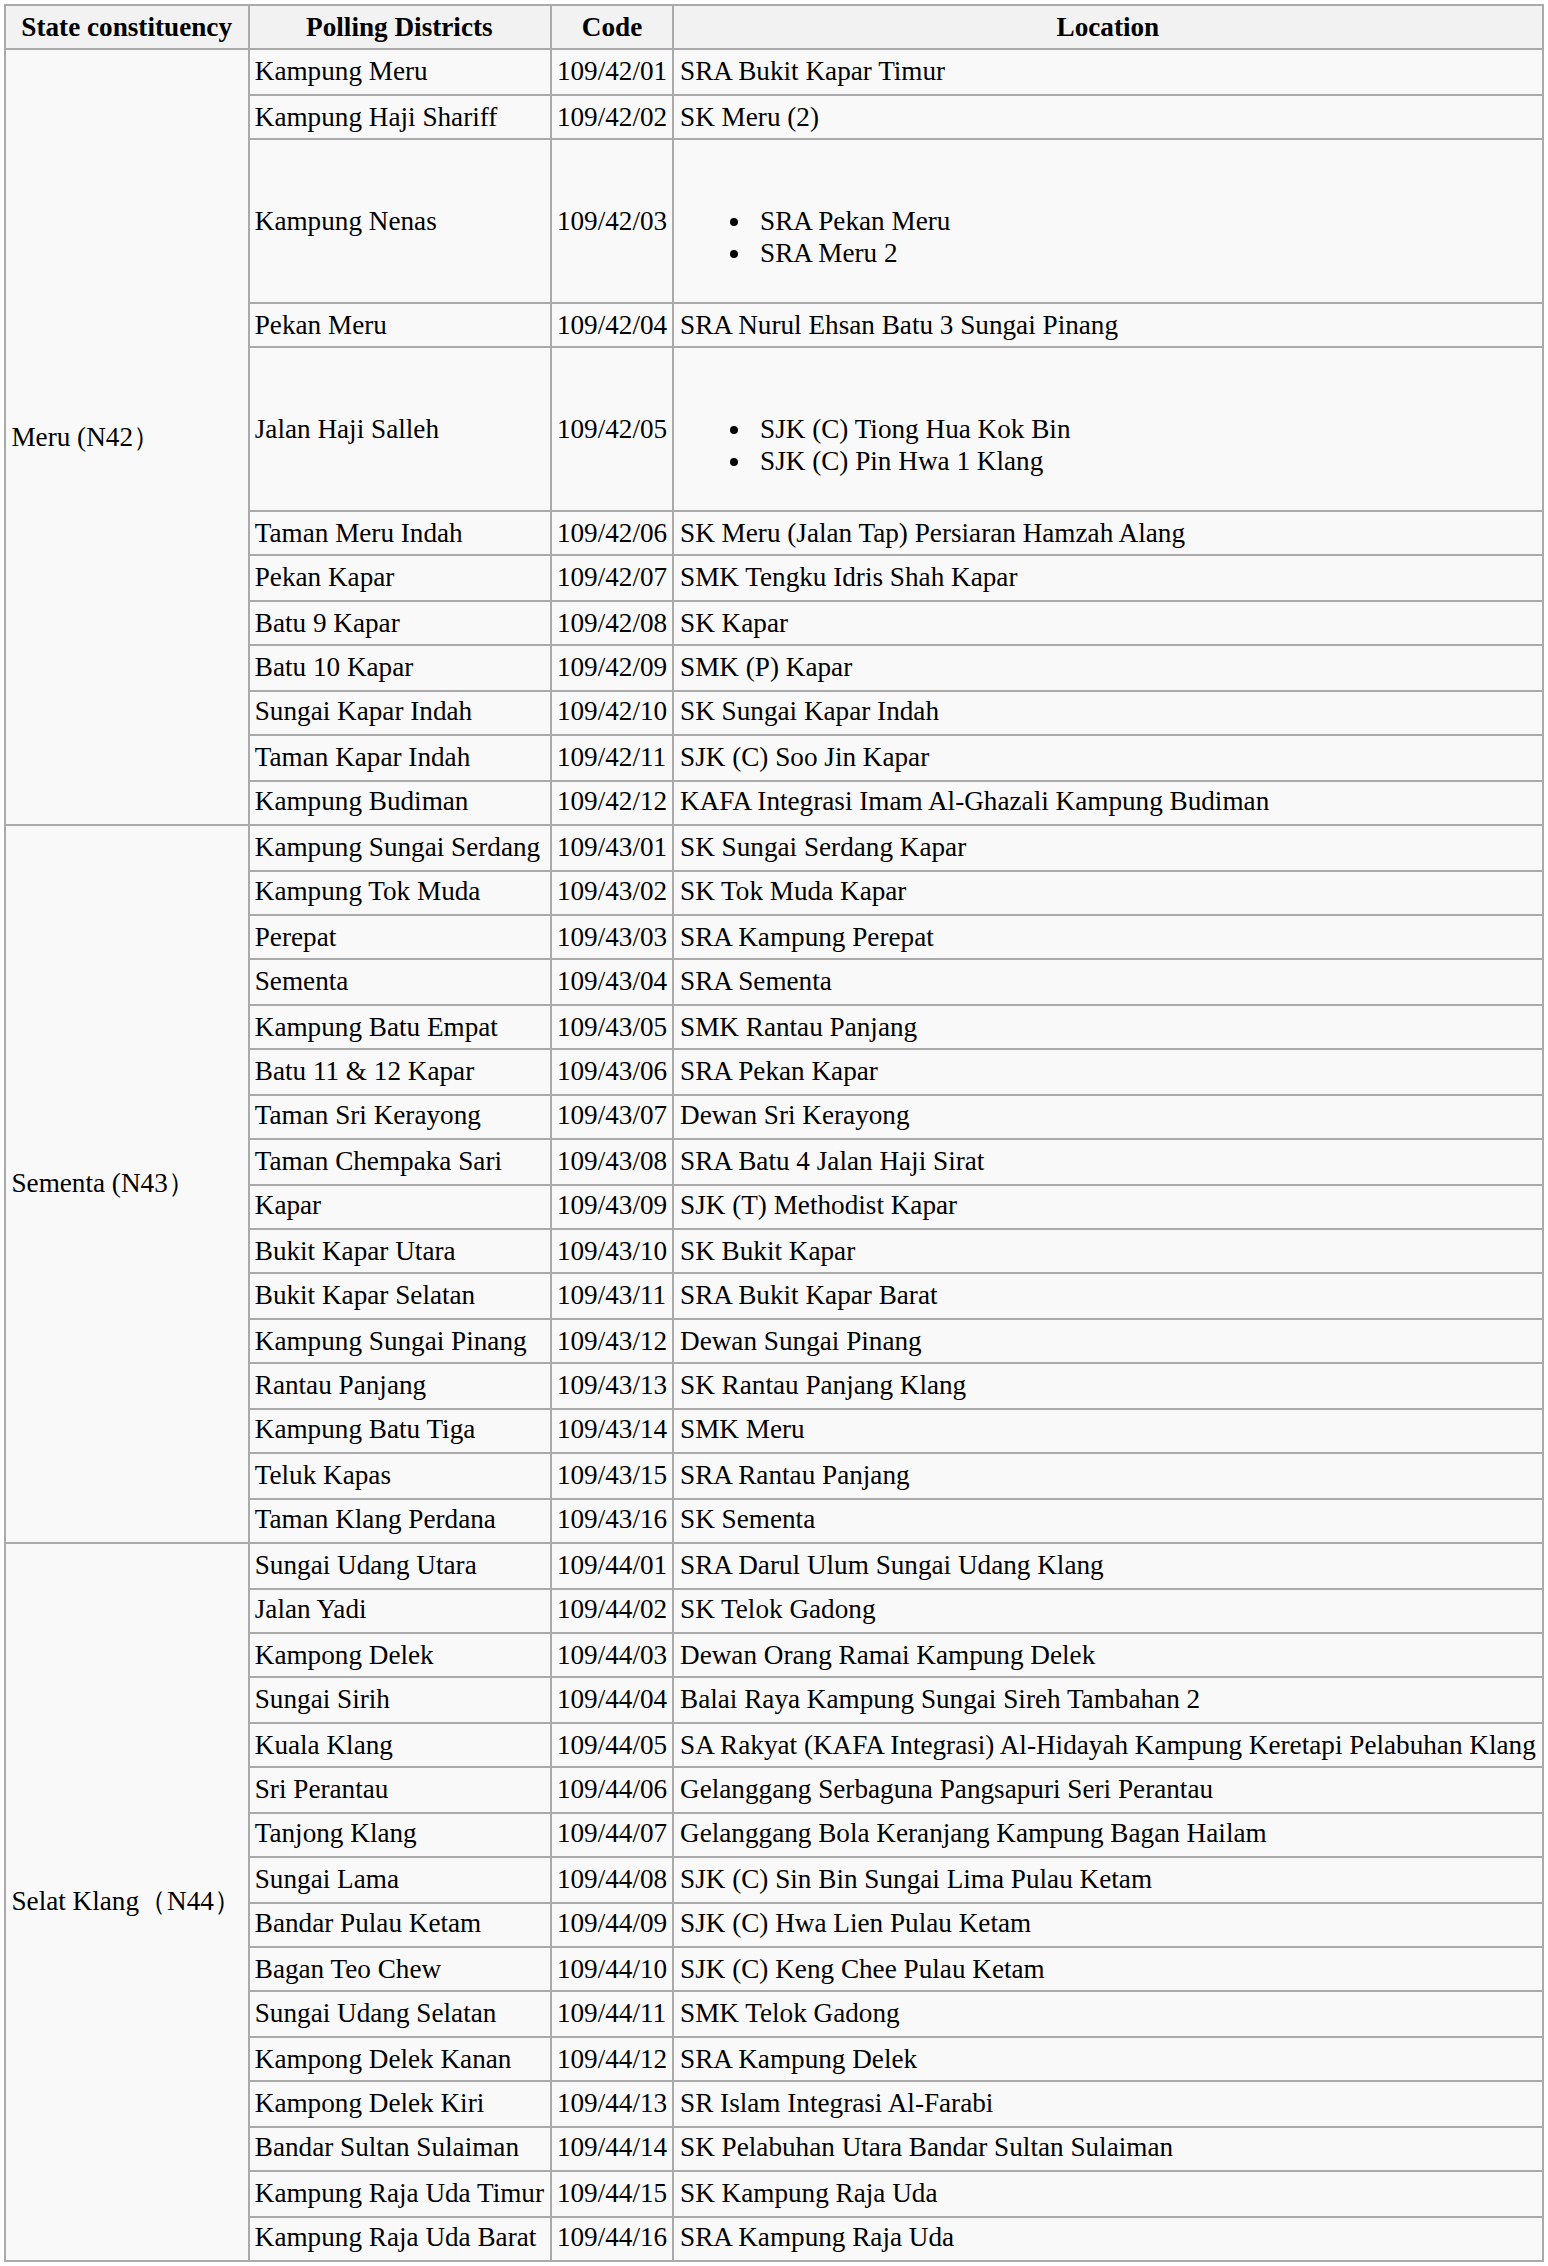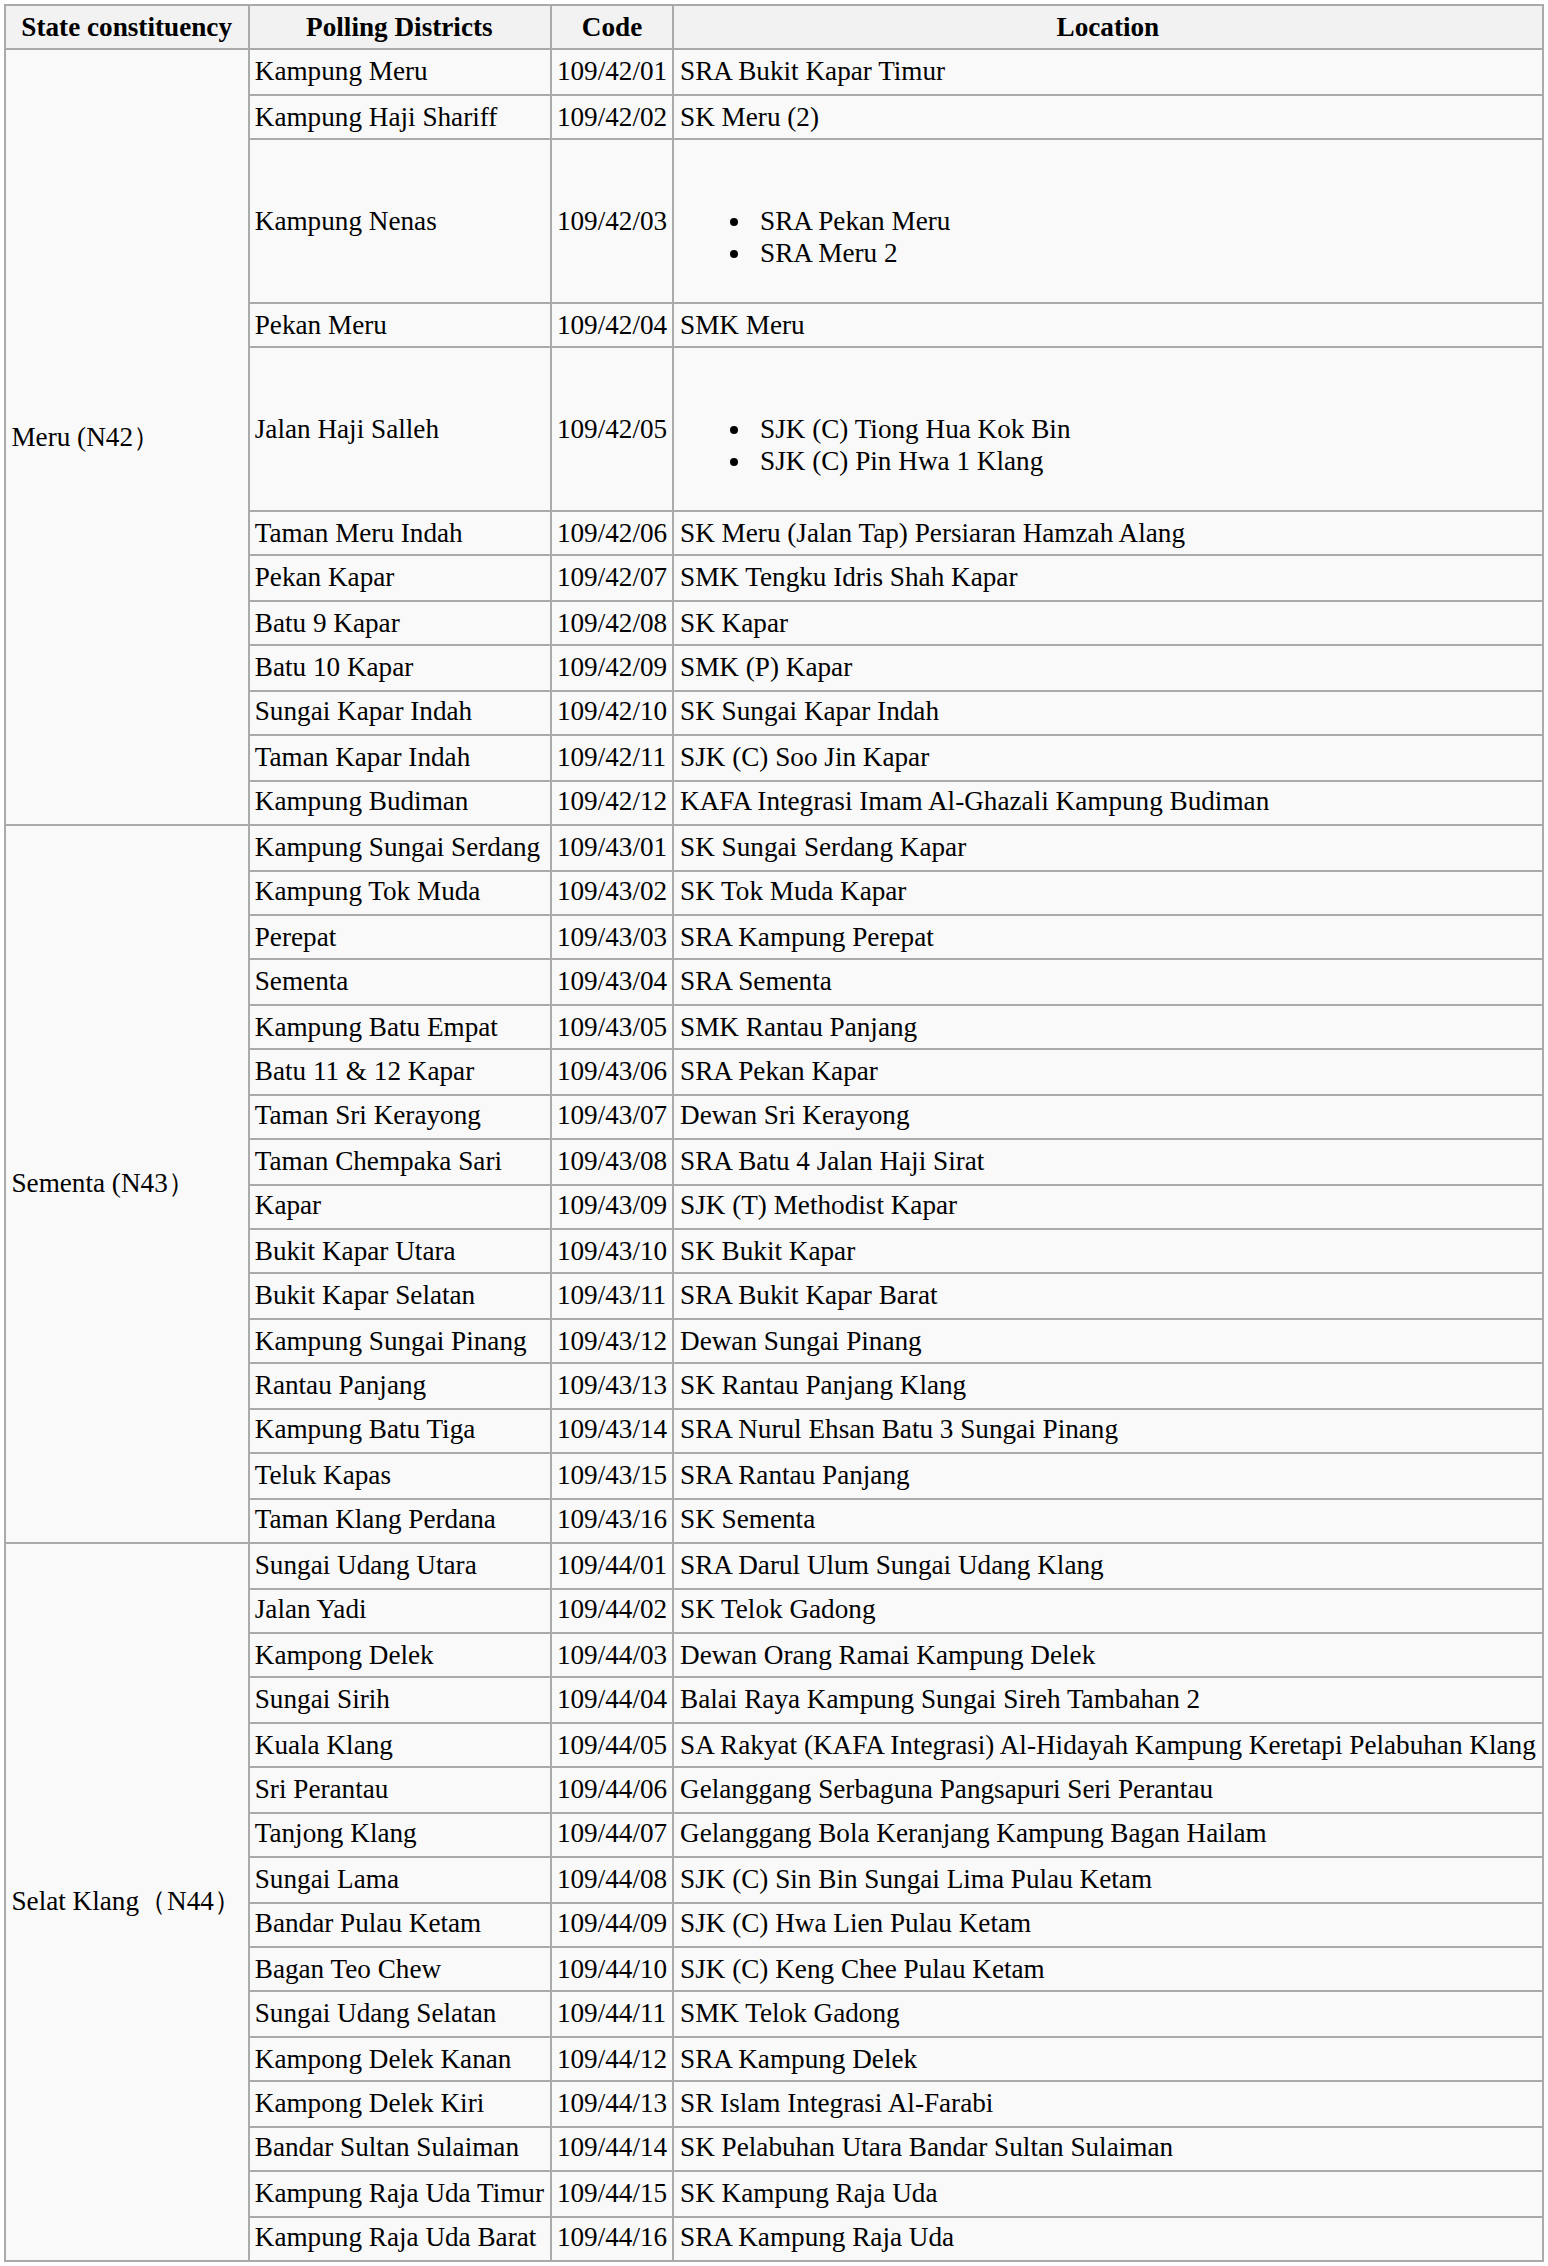(899, 324) SRA Nurul Ehsan Batu 3 Sungai Pinang -> (742, 324) SMK Meru
(742, 1430) SMK Meru -> (899, 1430) SRA Nurul Ehsan Batu 3 Sungai Pinang
